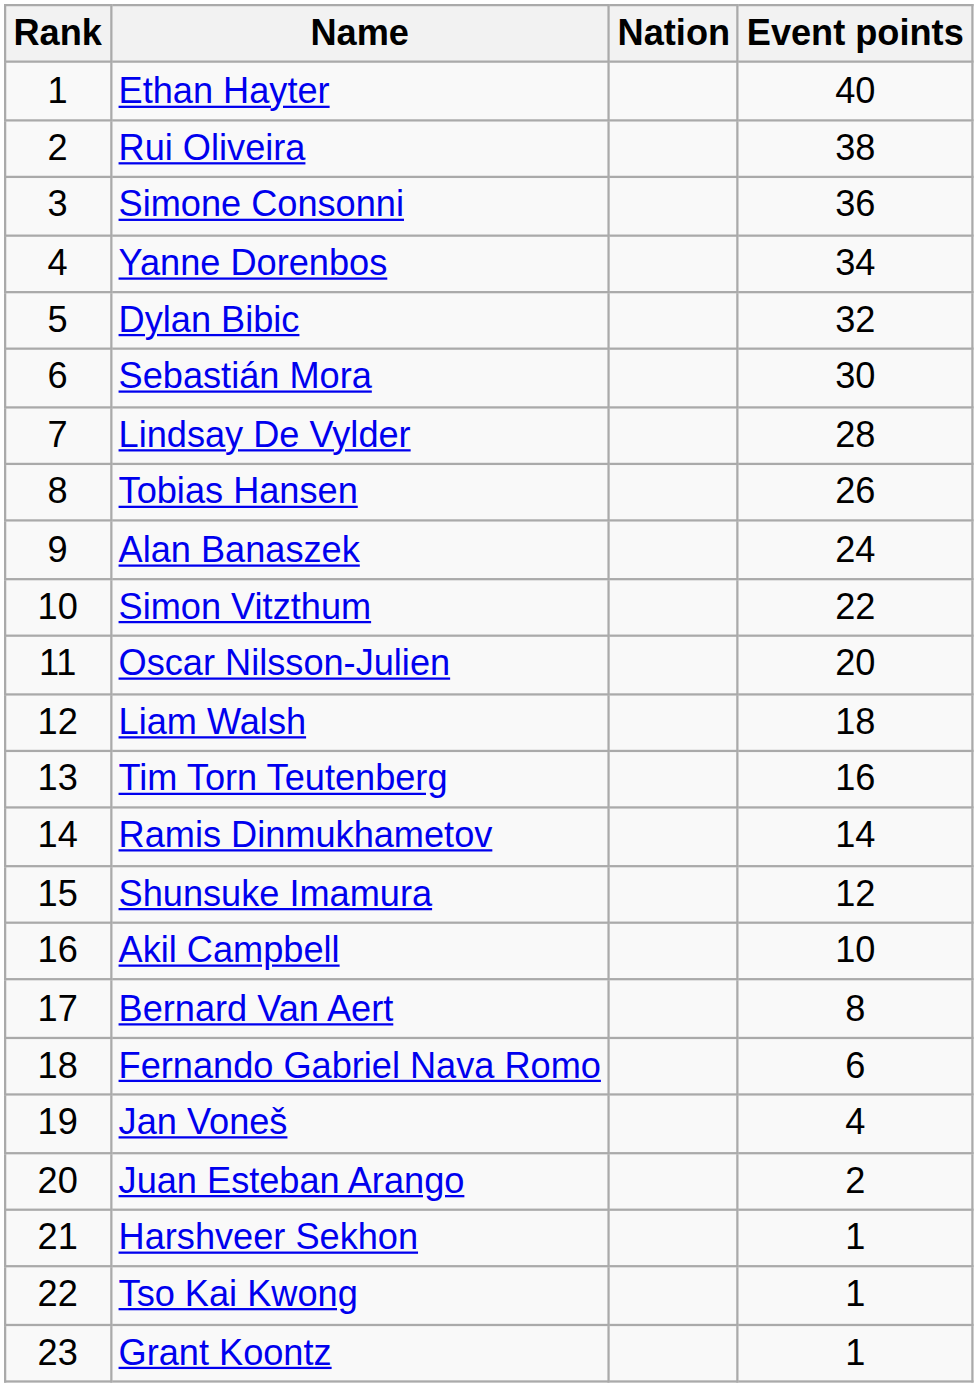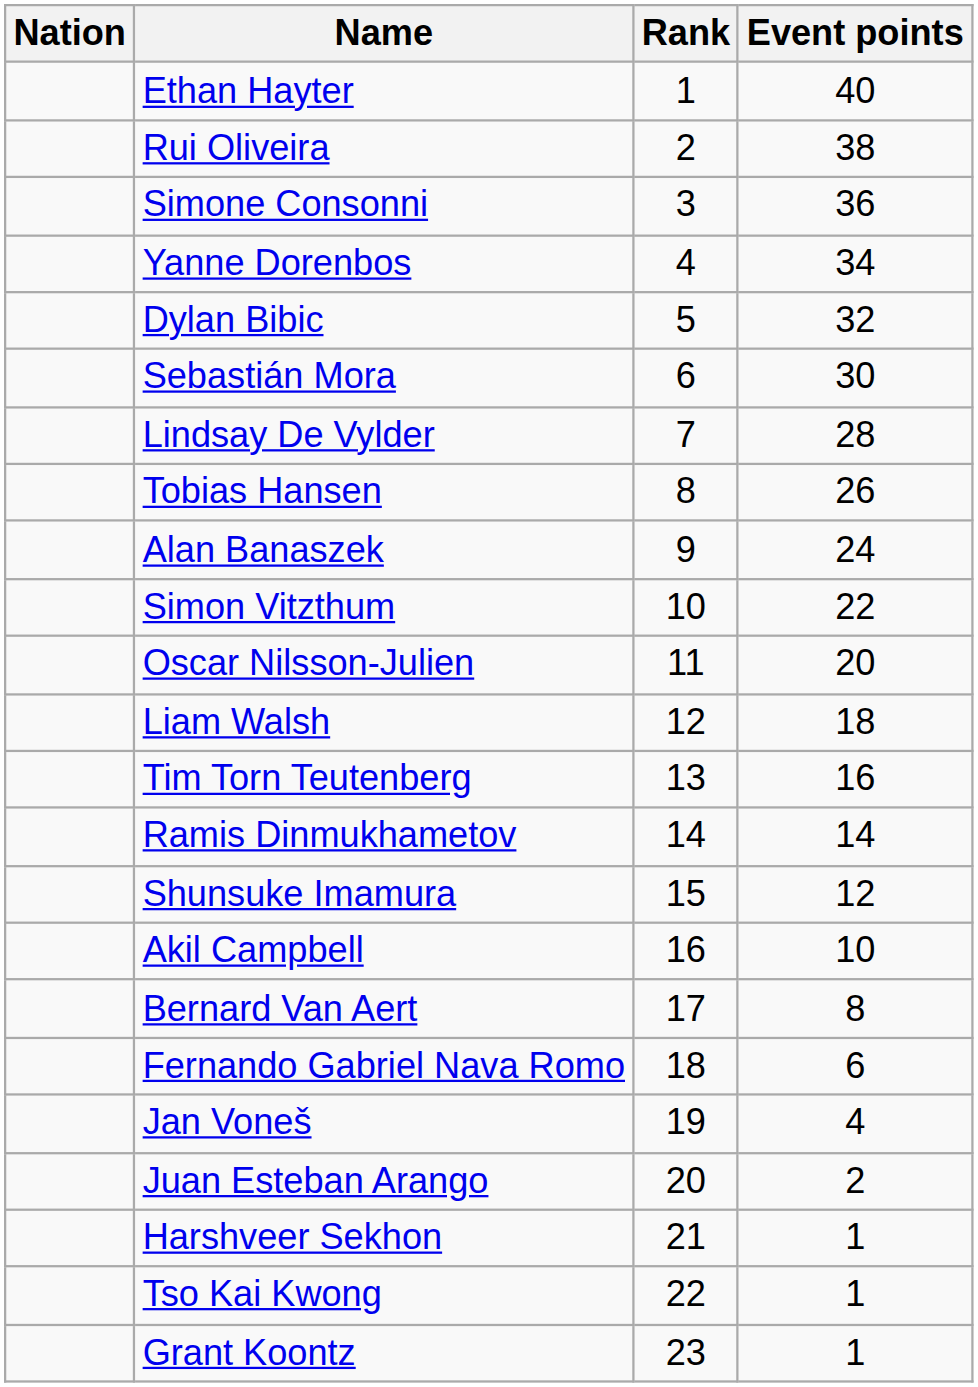columns swapped: (58, 33) <-> (674, 33)
